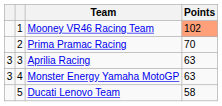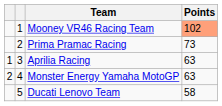(190, 45) 70 -> (190, 45) 73
(10, 61) 3 -> (10, 61) 1
(10, 77) 3 -> (10, 77) 2
